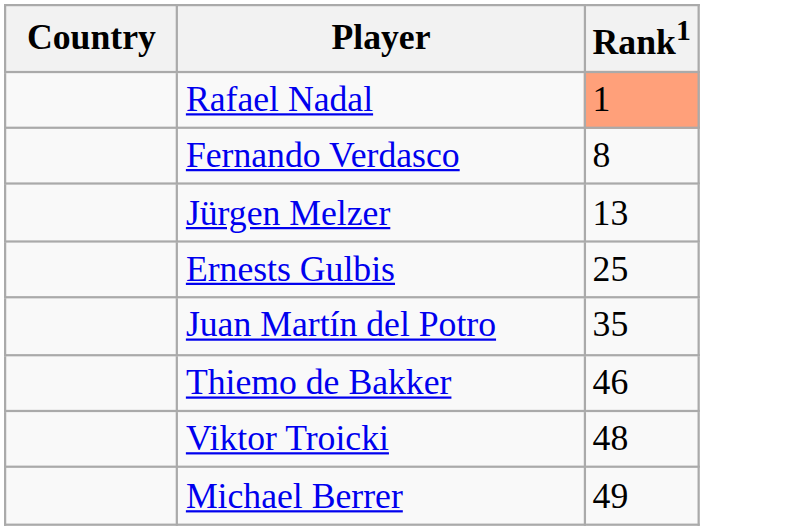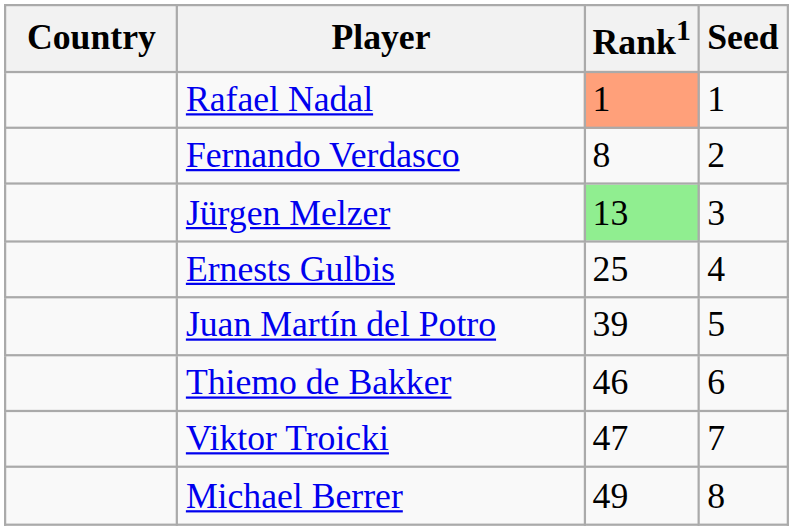+ column: (743, 37)
(610, 212) no background -> (610, 212) lightgreen background
(610, 325) 35 -> (610, 325) 39
(610, 438) 48 -> (610, 438) 47
